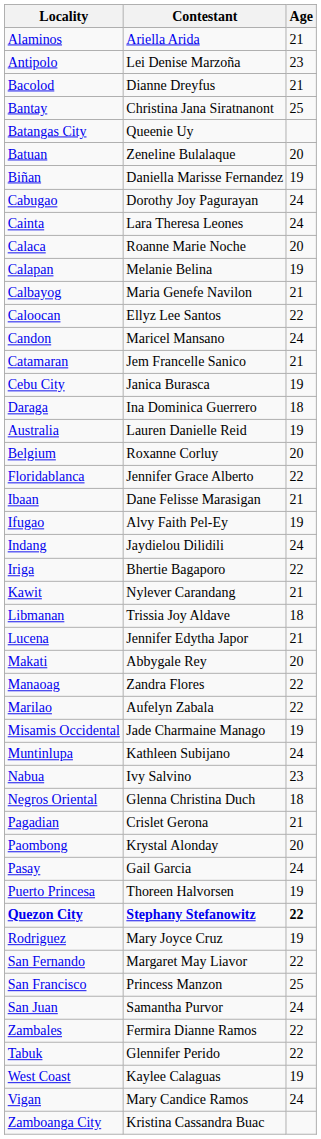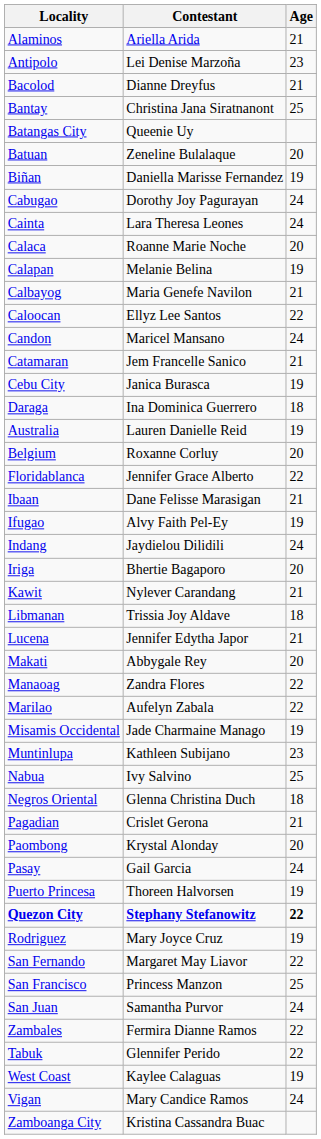(297, 569) 22 -> (297, 569) 20
(297, 754) 24 -> (297, 754) 23
(297, 777) 23 -> (297, 777) 25
